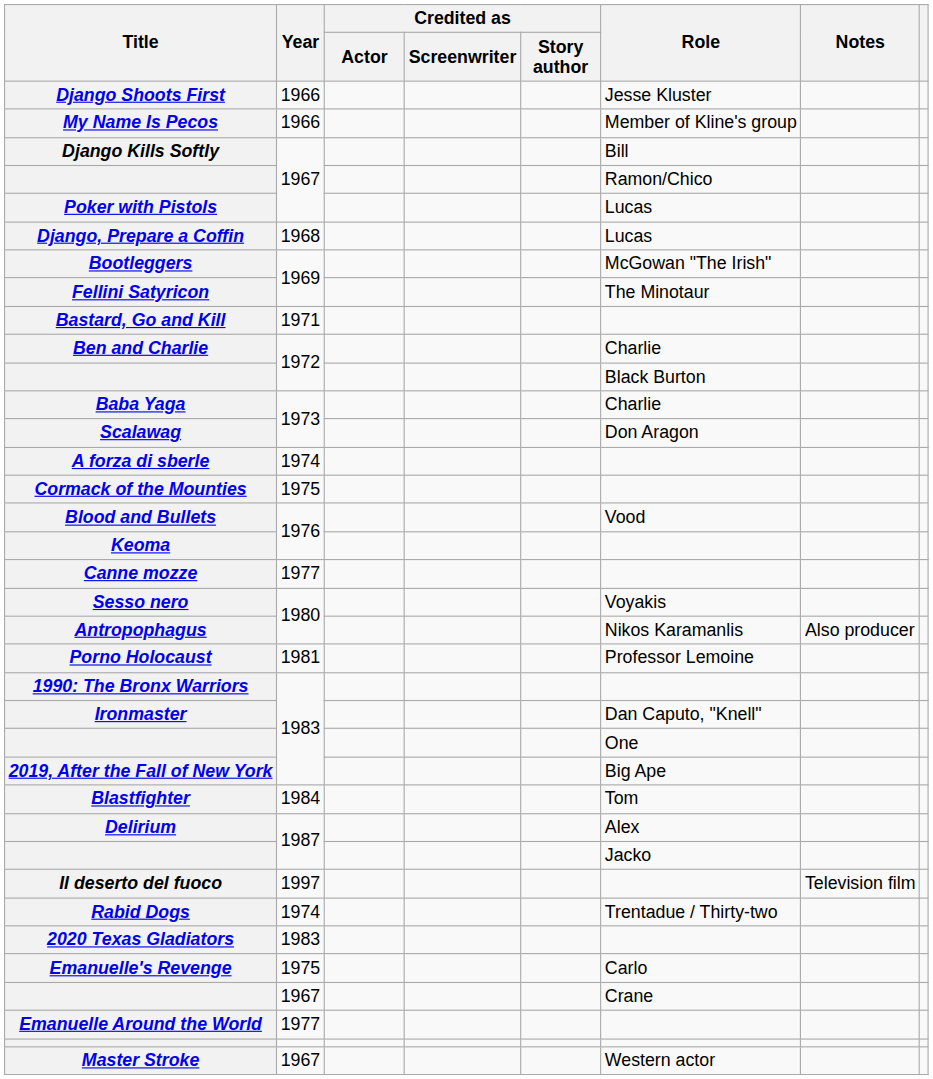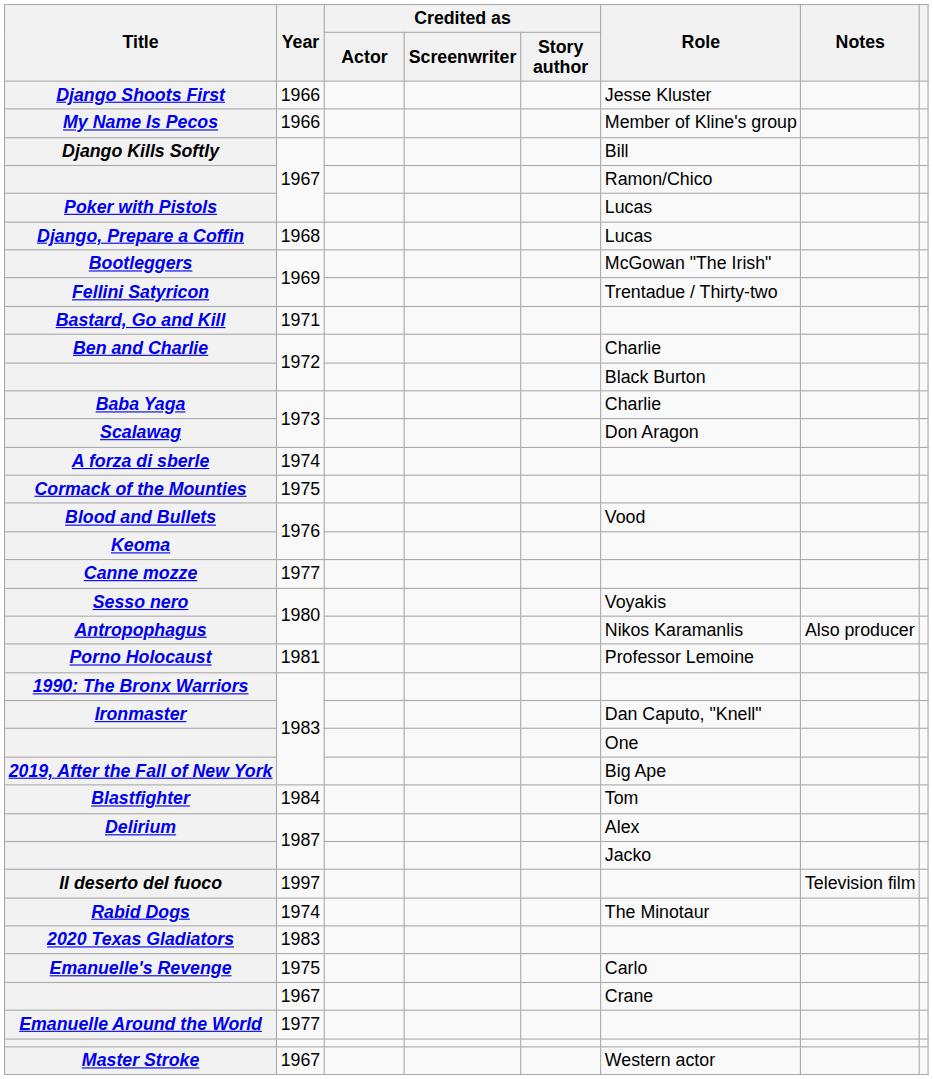(657, 292) The Minotaur -> (691, 292) Trentadue / Thirty-two
(691, 911) Trentadue / Thirty-two -> (657, 911) The Minotaur
